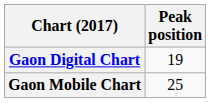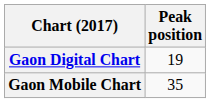(175, 85) 25 -> (175, 85) 35
